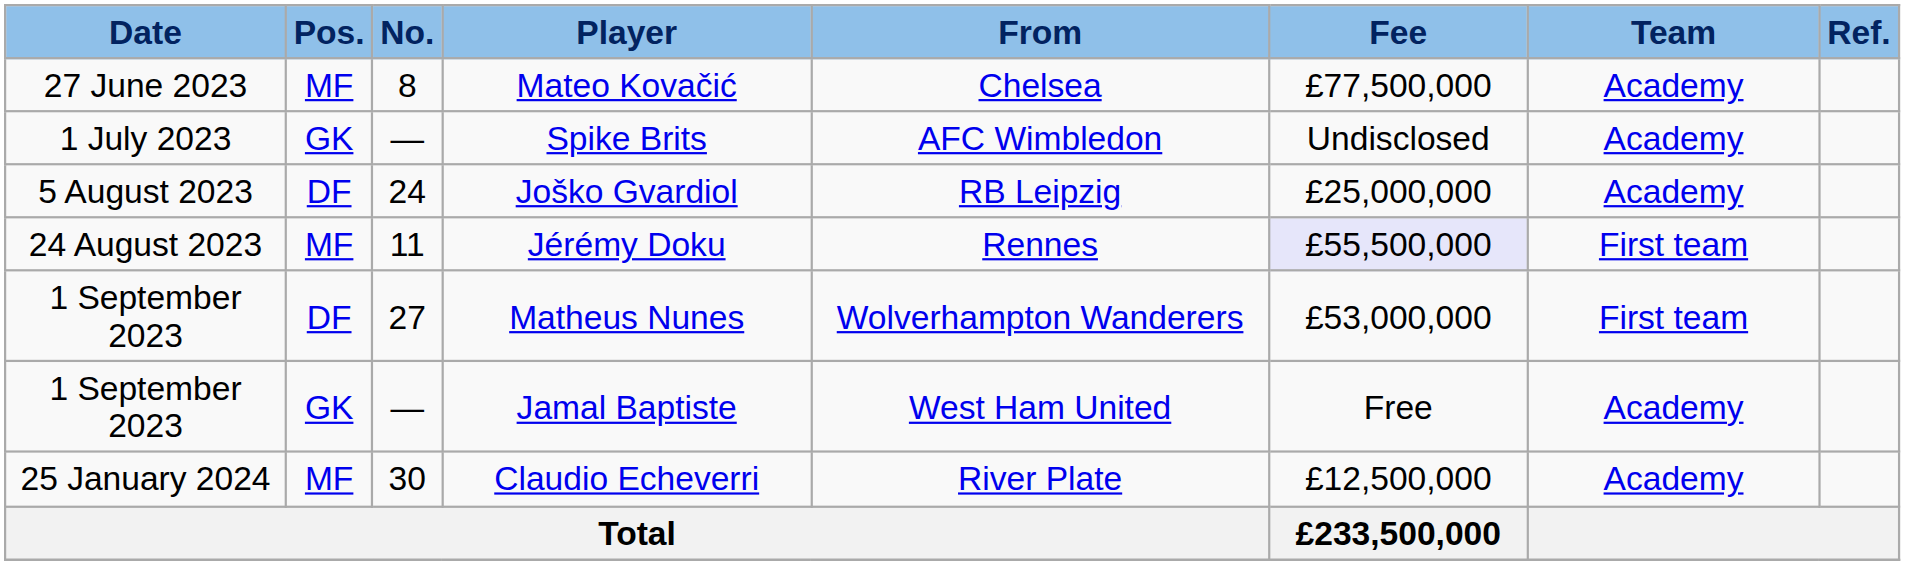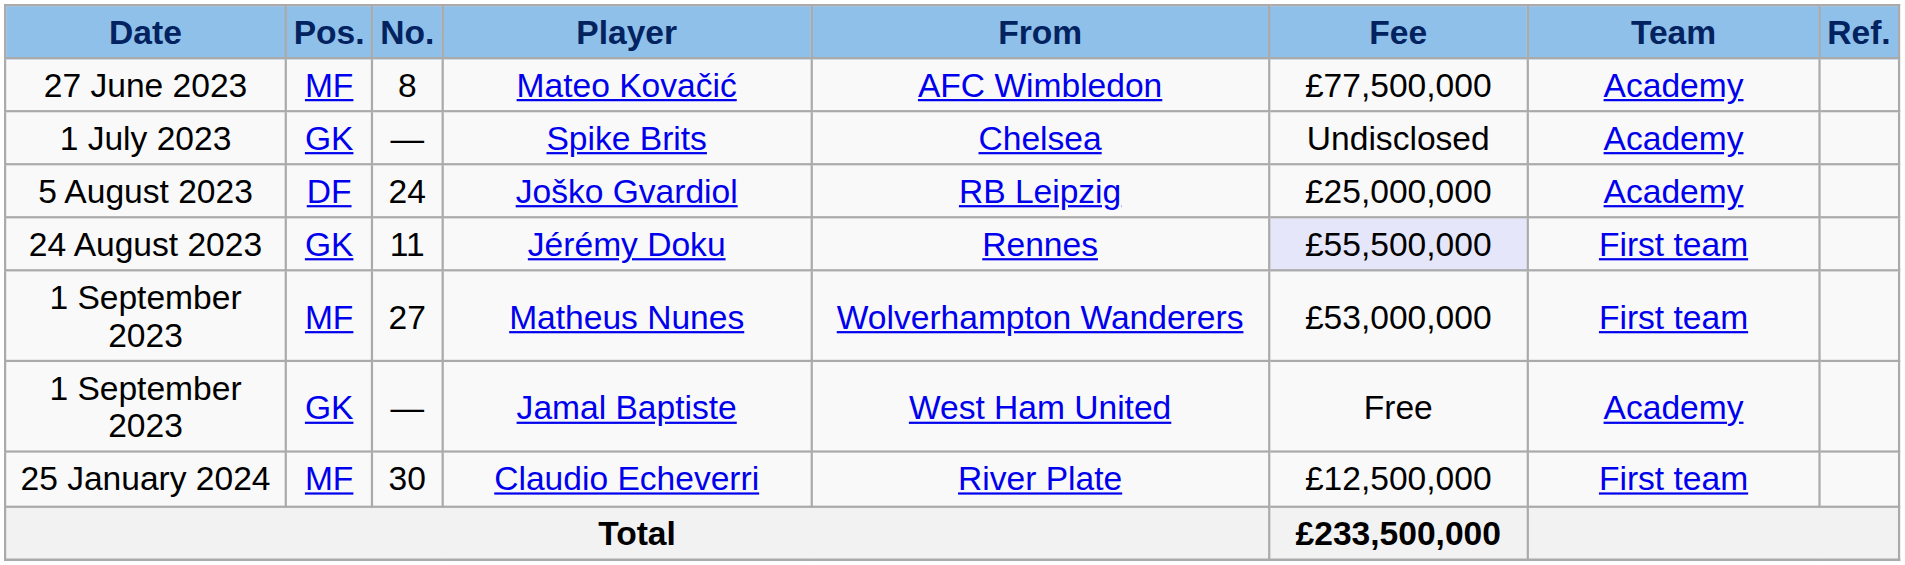(1040, 85) Chelsea -> (1040, 85) AFC Wimbledon
(1040, 138) AFC Wimbledon -> (1040, 138) Chelsea
(329, 245) MF -> (329, 245) GK
(329, 317) DF -> (329, 317) MF
(1674, 479) Academy -> (1674, 479) First team
